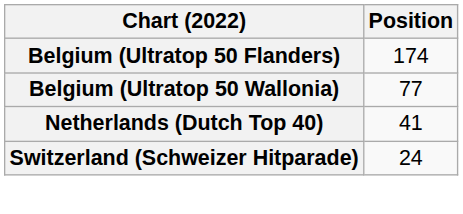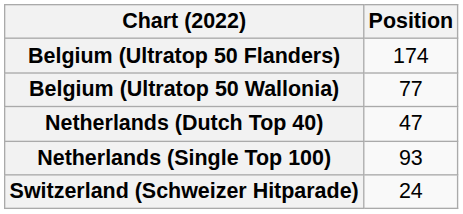(411, 123) 41 -> (411, 123) 47
+ row: (184, 157)
